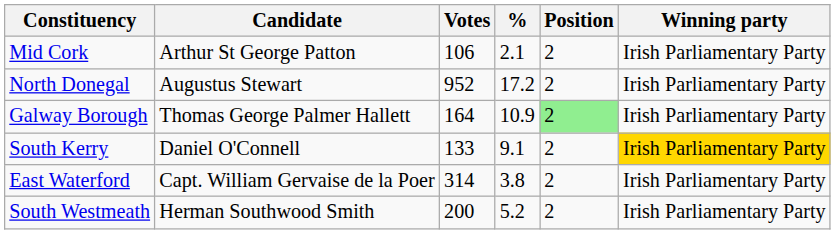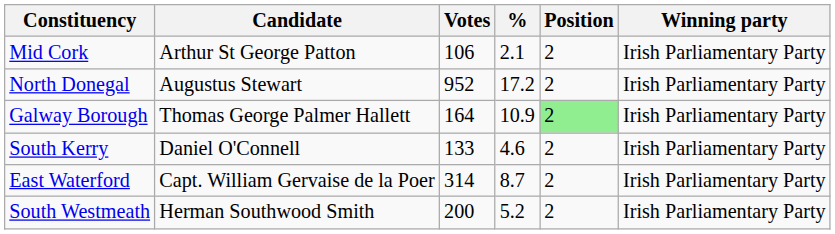(512, 148) 9.1 -> (512, 148) 4.6
(724, 148) gold background -> (724, 148) no background
(512, 180) 3.8 -> (512, 180) 8.7
